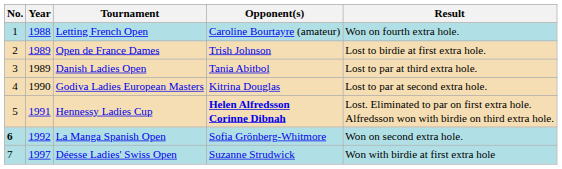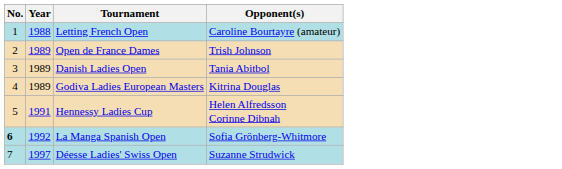- column: (450, 13)
(40, 87) 1990 -> (40, 87) 1989
(249, 111) bold -> (248, 111) normal
